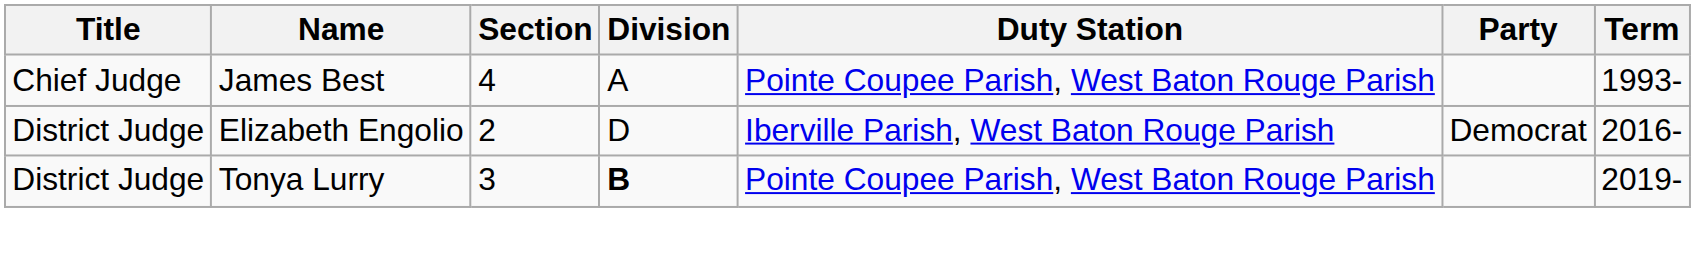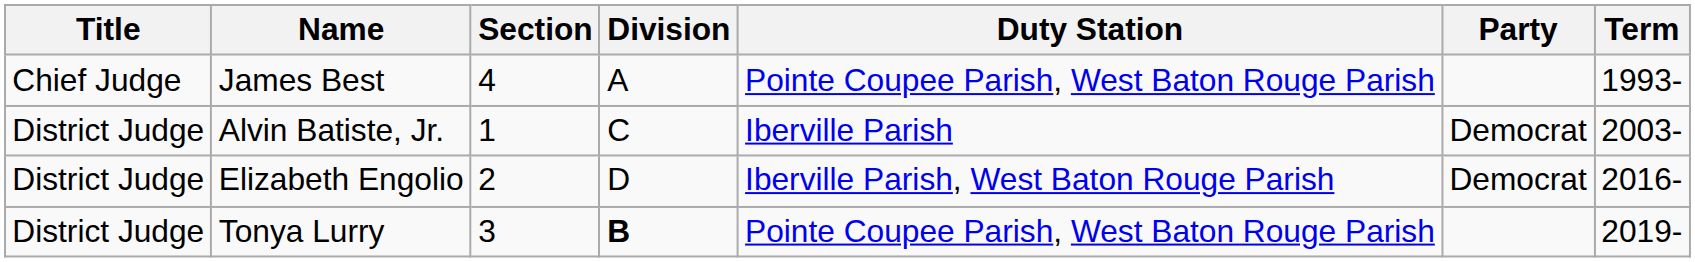+ row: (331, 130)
